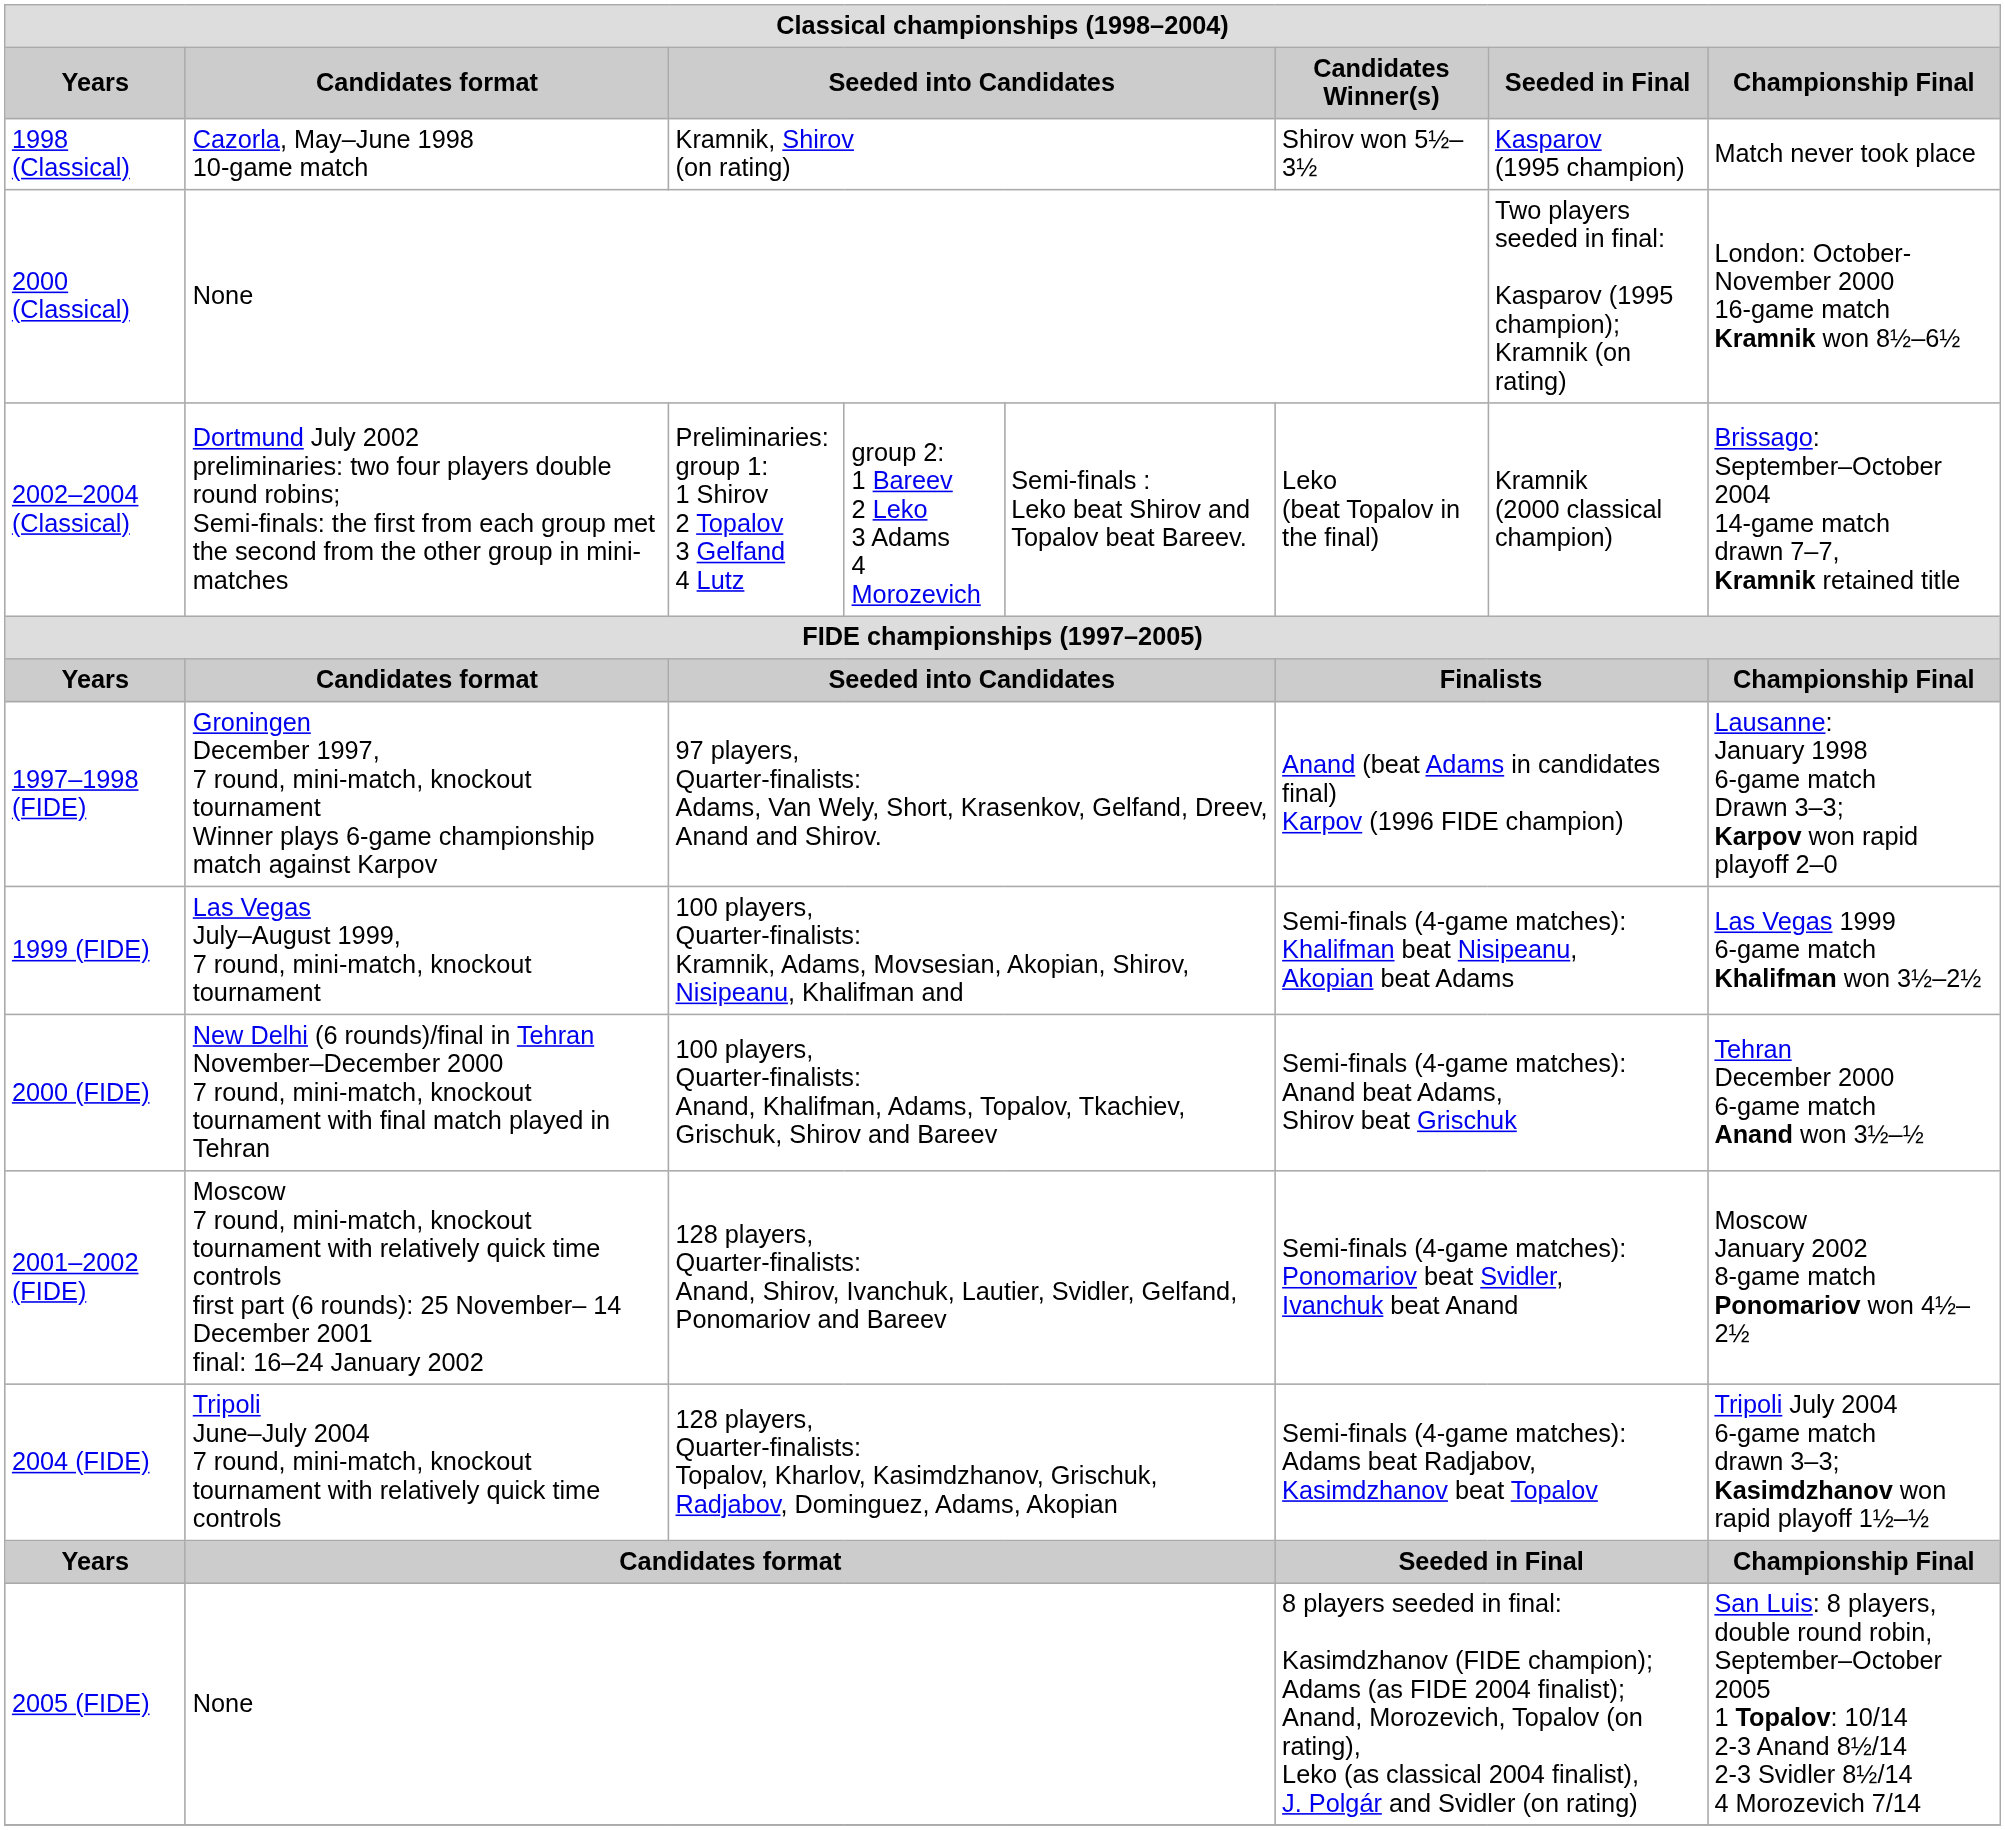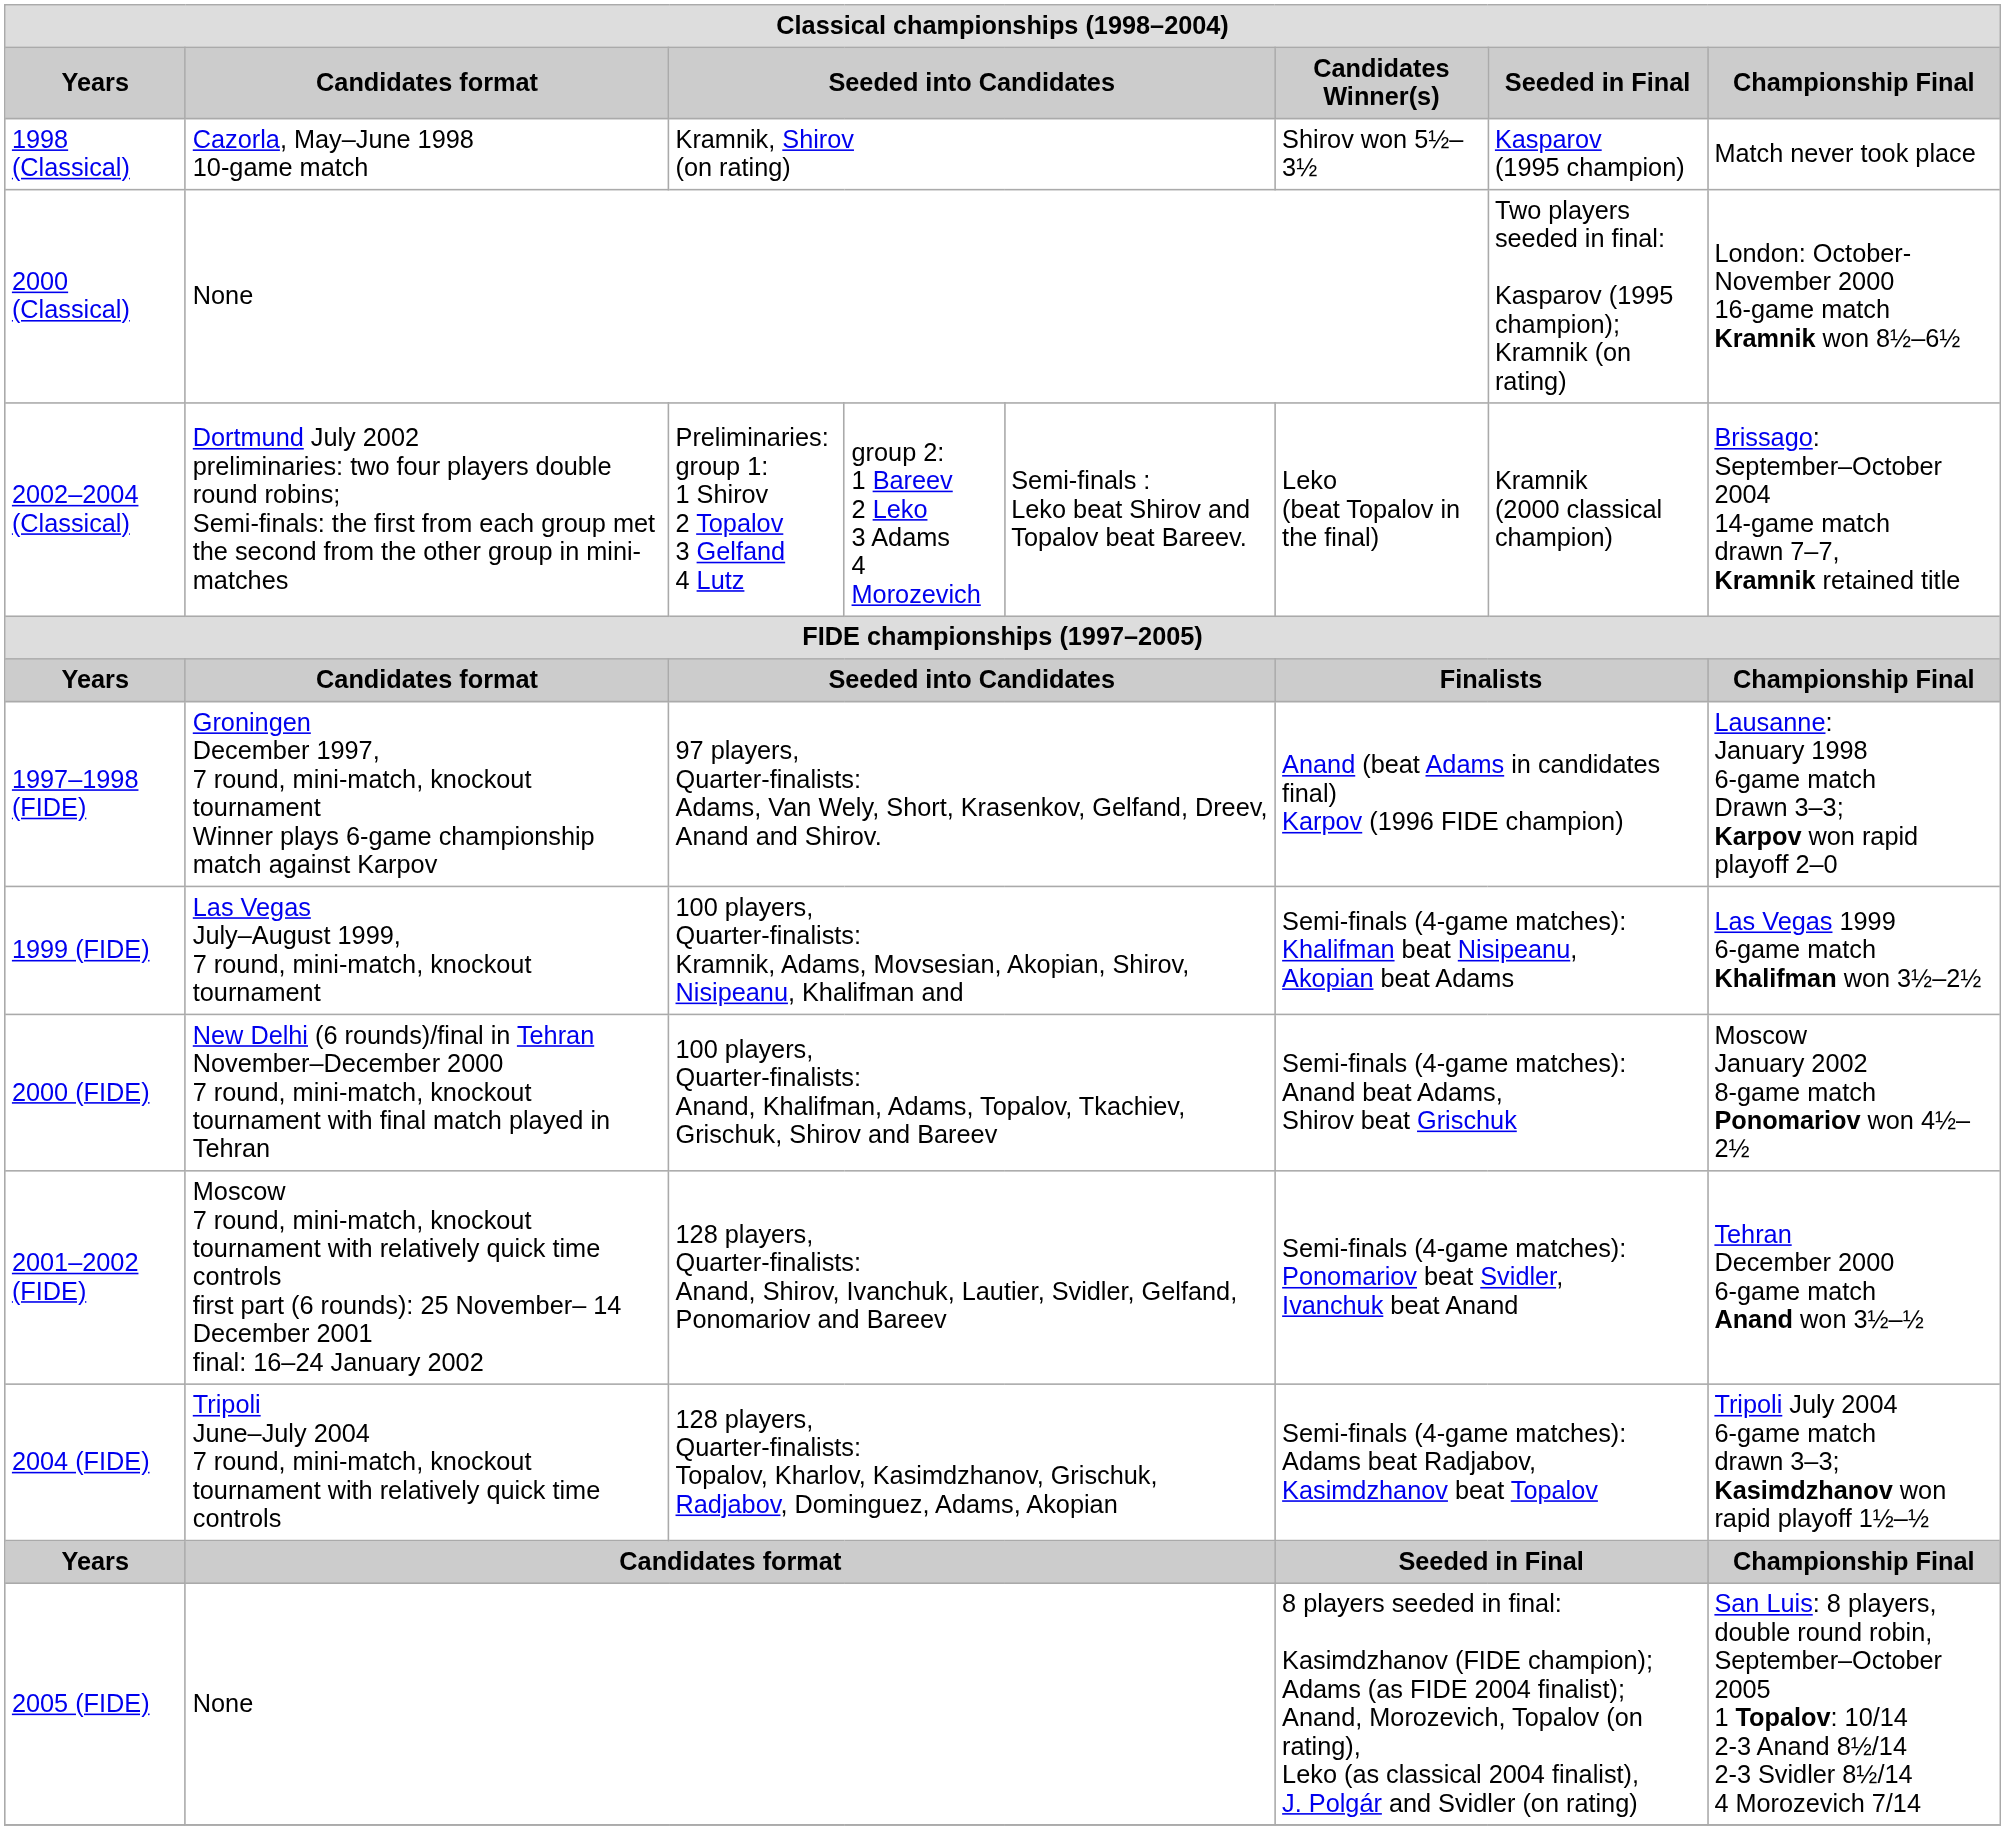(1819, 1092) Tehran December 2000 6-game match Anand won 3½–½ -> (1842, 1092) Moscow January 2002 8-game match Ponomariov won 4½–2½
(1842, 1277) Moscow January 2002 8-game match Ponomariov won 4½–2½ -> (1819, 1277) Tehran December 2000 6-game match Anand won 3½–½
